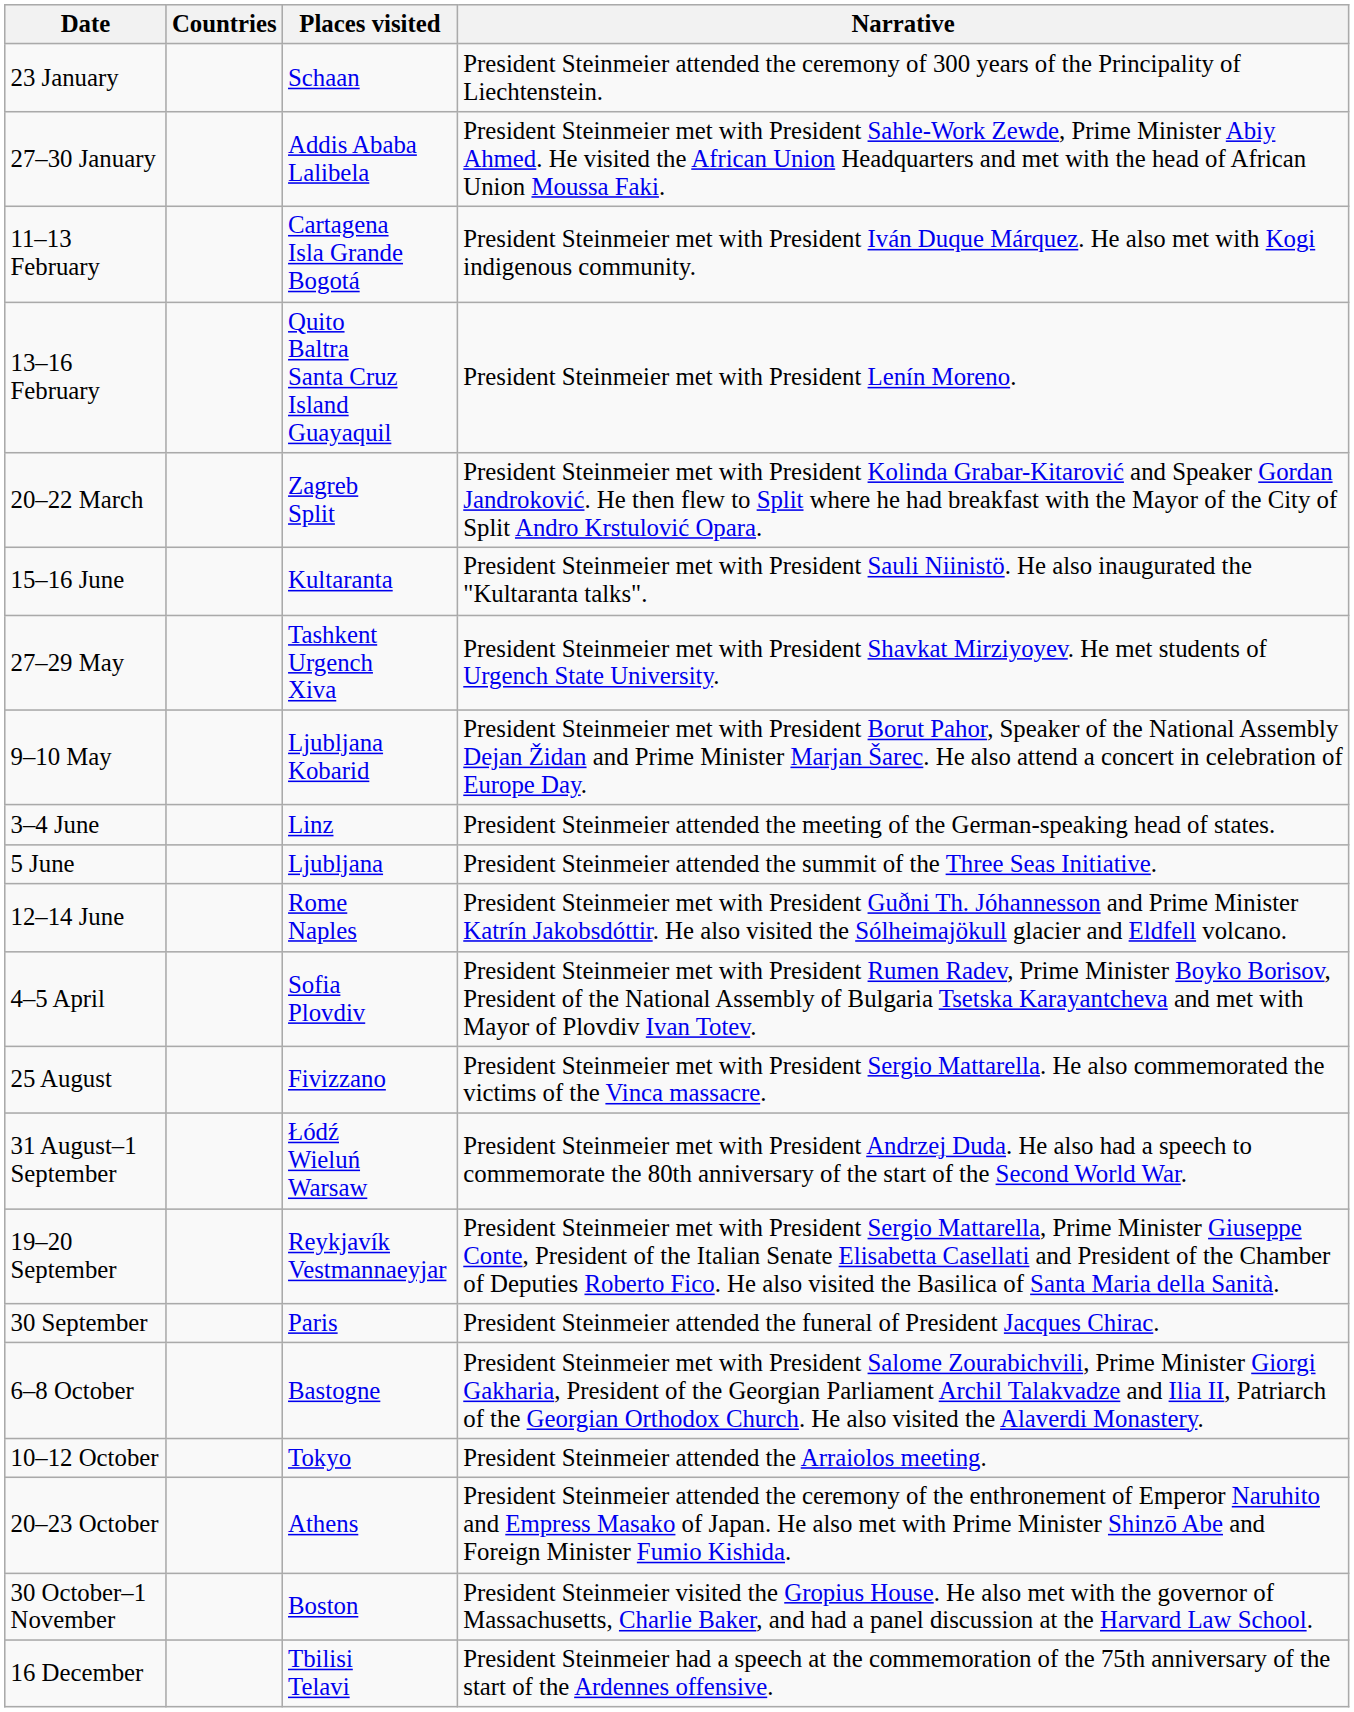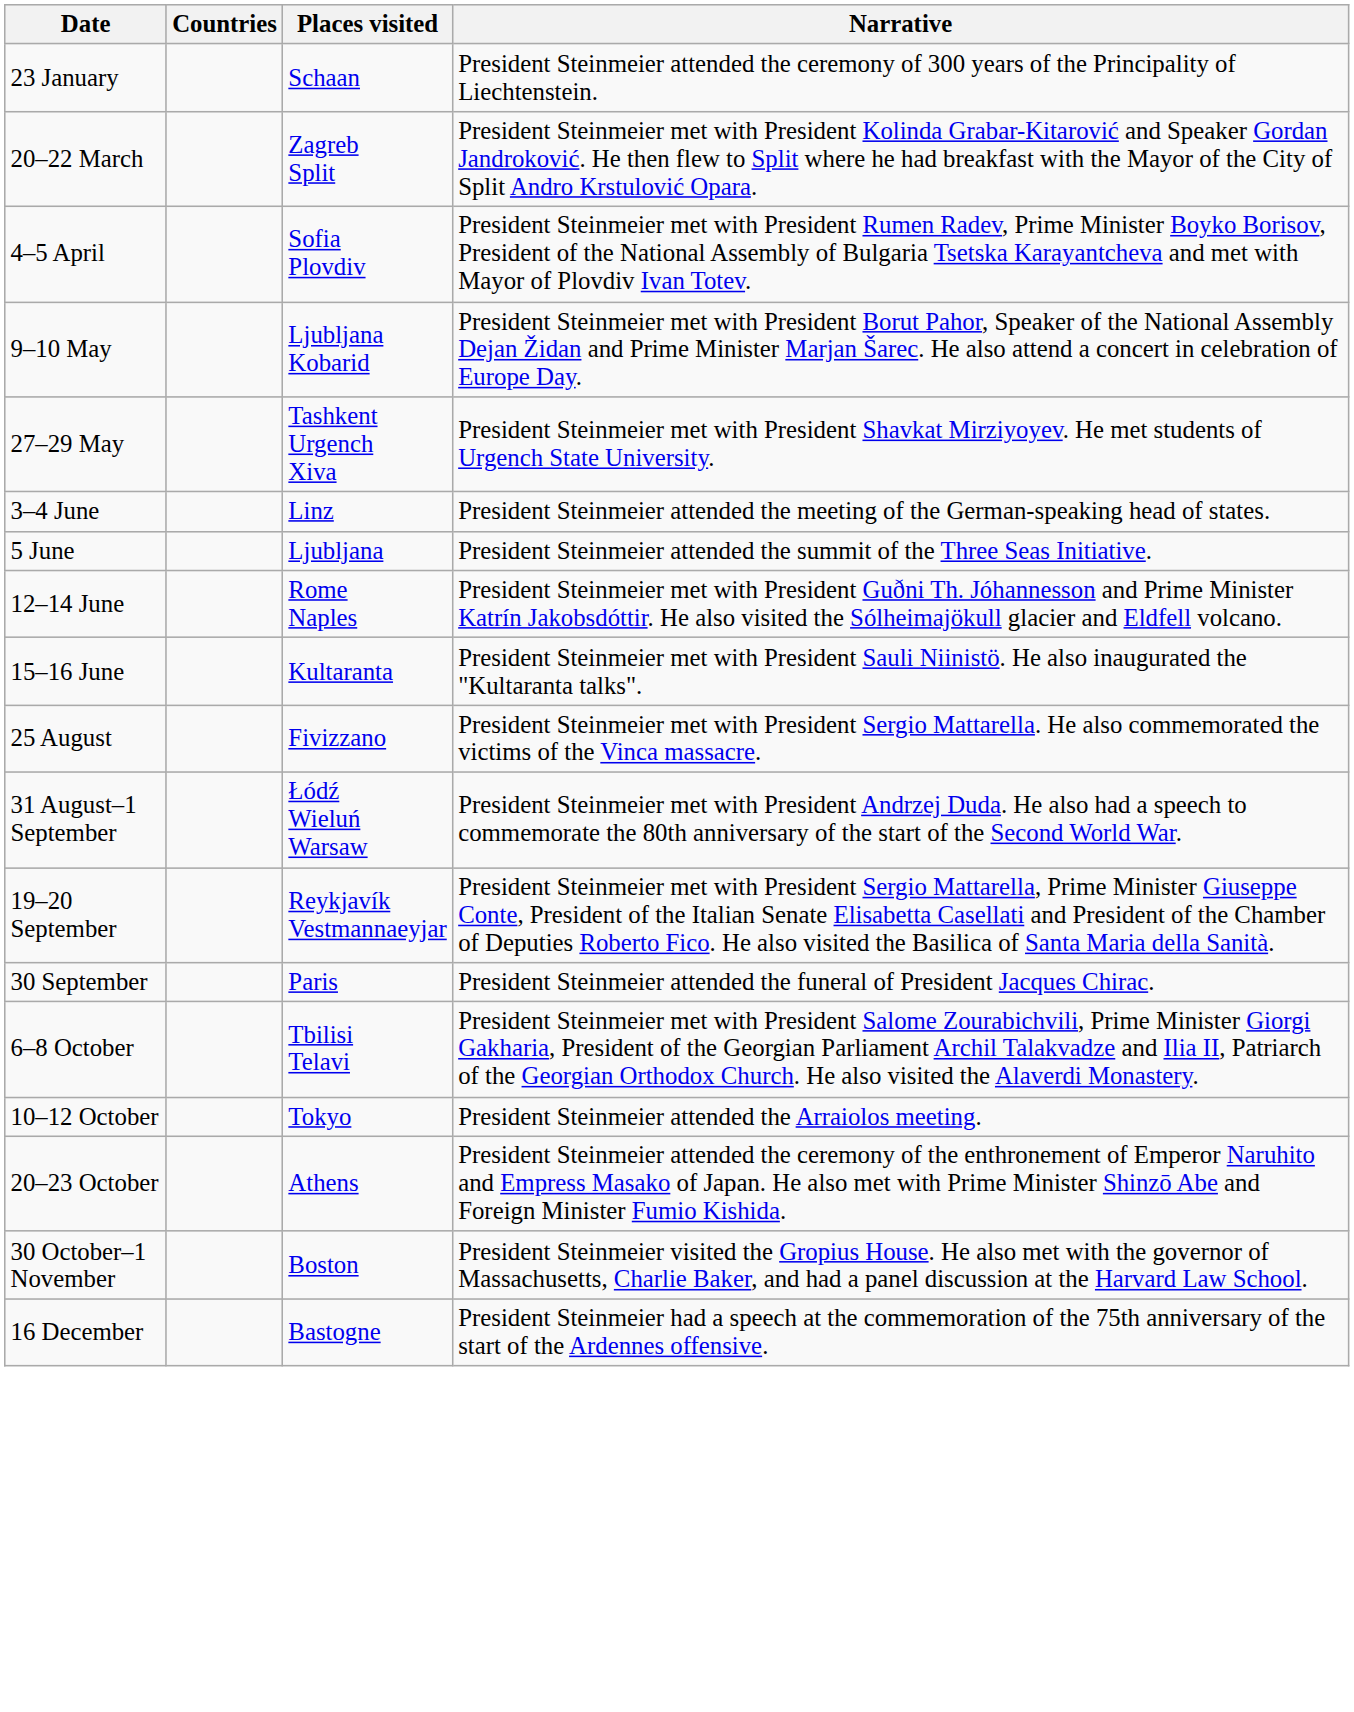- row: (83, 158)
- row: (55, 253)
- row: (55, 376)
rows swapped: (58, 998) <-> (67, 581)
rows swapped: (61, 757) <-> (67, 662)
(334, 1390) Bastogne -> (321, 1049) Tbilisi Telavi
(320, 1673) Tbilisi Telavi -> (335, 1331) Bastogne
